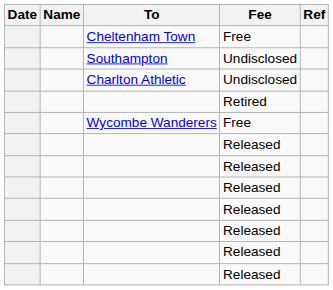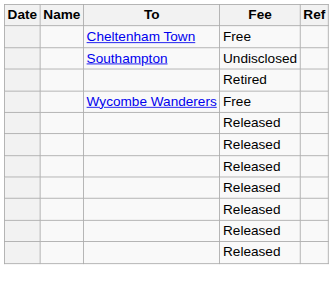- row: (136, 79)
